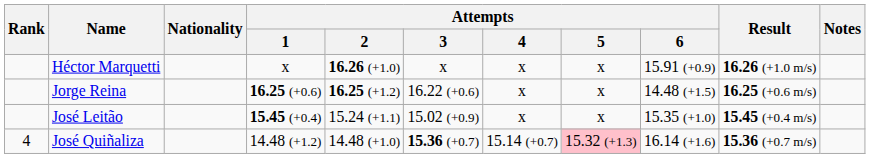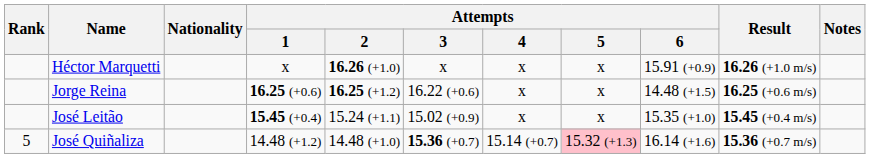(26, 141) 4 -> (26, 141) 5
